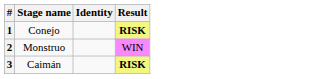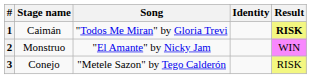+ column: (152, 13)
(44, 30) Conejo -> (44, 30) Caimán
(44, 64) Caimán -> (44, 64) Conejo
(133, 64) bold -> (289, 64) normal
